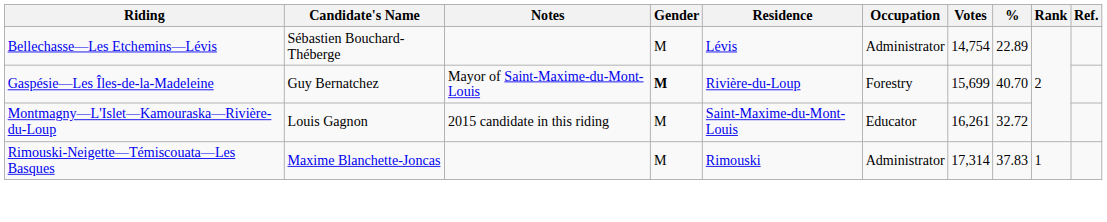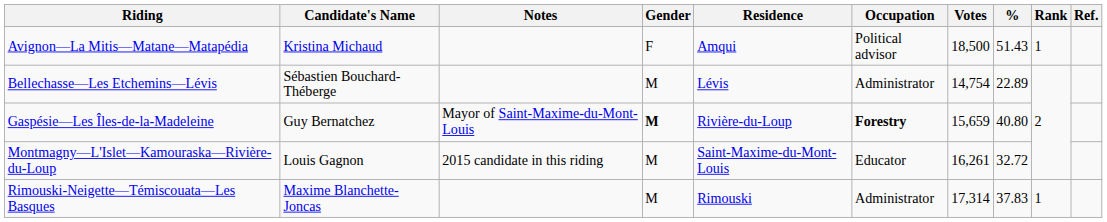+ row: (128, 45)
(889, 84) normal -> (881, 122) bold
(971, 84) 15,699 -> (971, 122) 15,659
(1012, 84) 40.70 -> (1012, 122) 40.80
